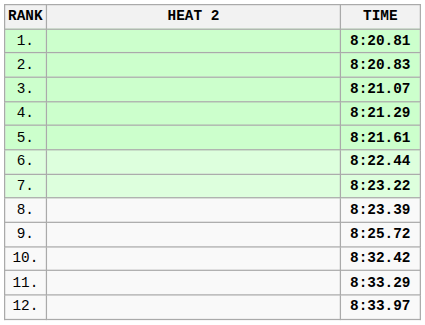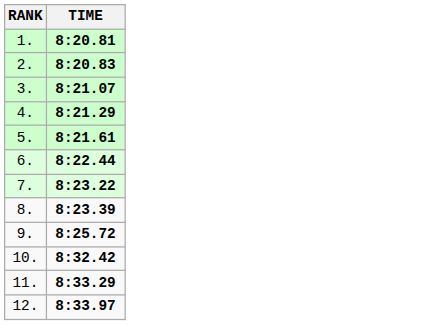- column: (193, 16)
